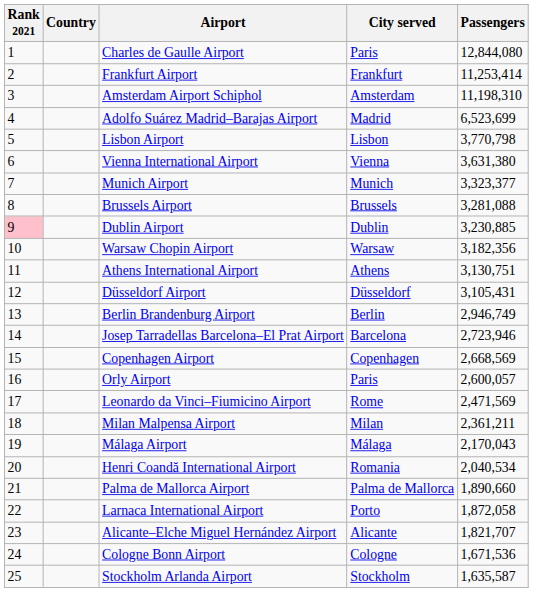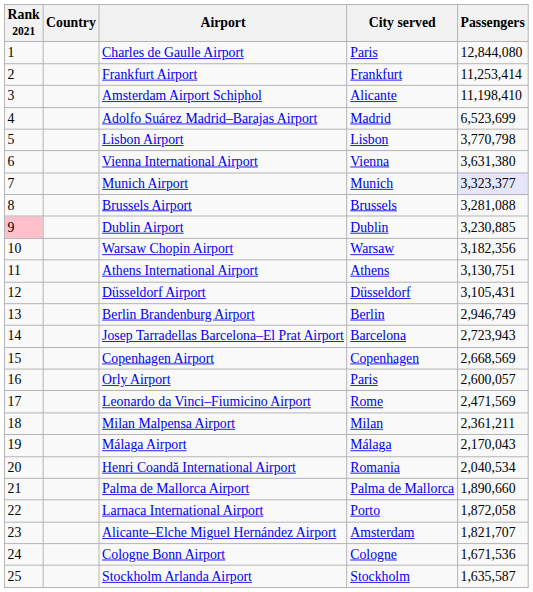(382, 96) Amsterdam -> (374, 96) Alicante
(491, 96) 11,198,310 -> (491, 96) 11,198,410
(488, 183) no background -> (488, 183) lavender background
(488, 336) 2,723,946 -> (488, 336) 2,723,943
(374, 532) Alicante -> (382, 532) Amsterdam
